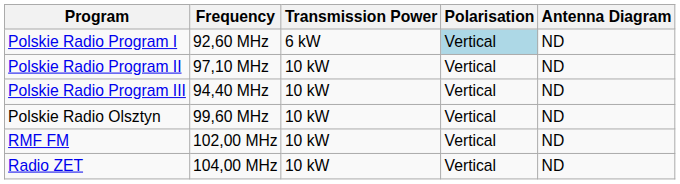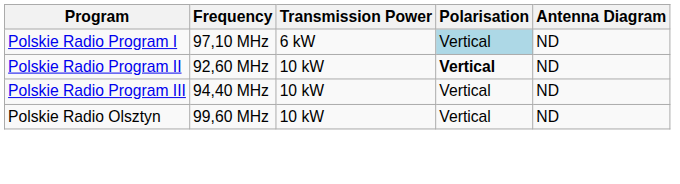(231, 41) 92,60 MHz -> (231, 41) 97,10 MHz
(231, 66) 97,10 MHz -> (231, 66) 92,60 MHz
(470, 66) normal -> (467, 66) bold
- row: (39, 141)
- row: (46, 166)
